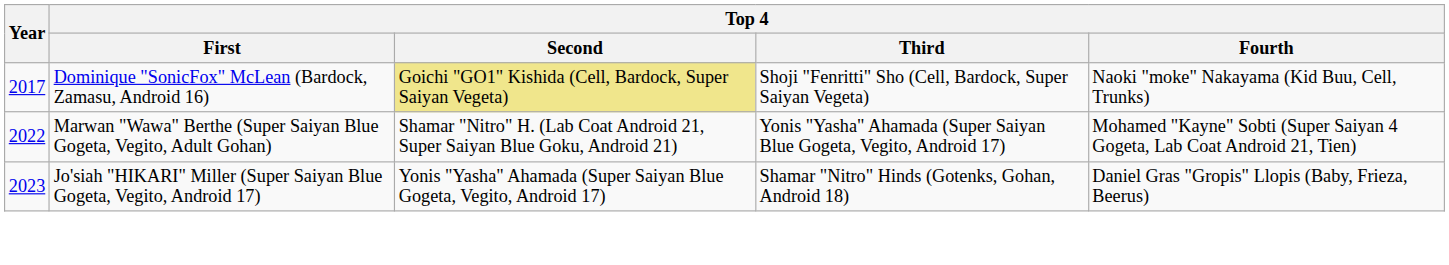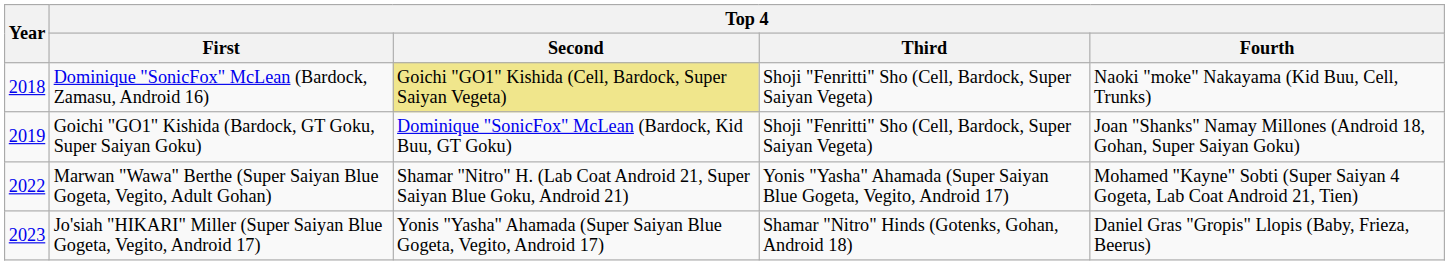(27, 87) 2017 -> (27, 87) 2018
+ row: (214, 136)
